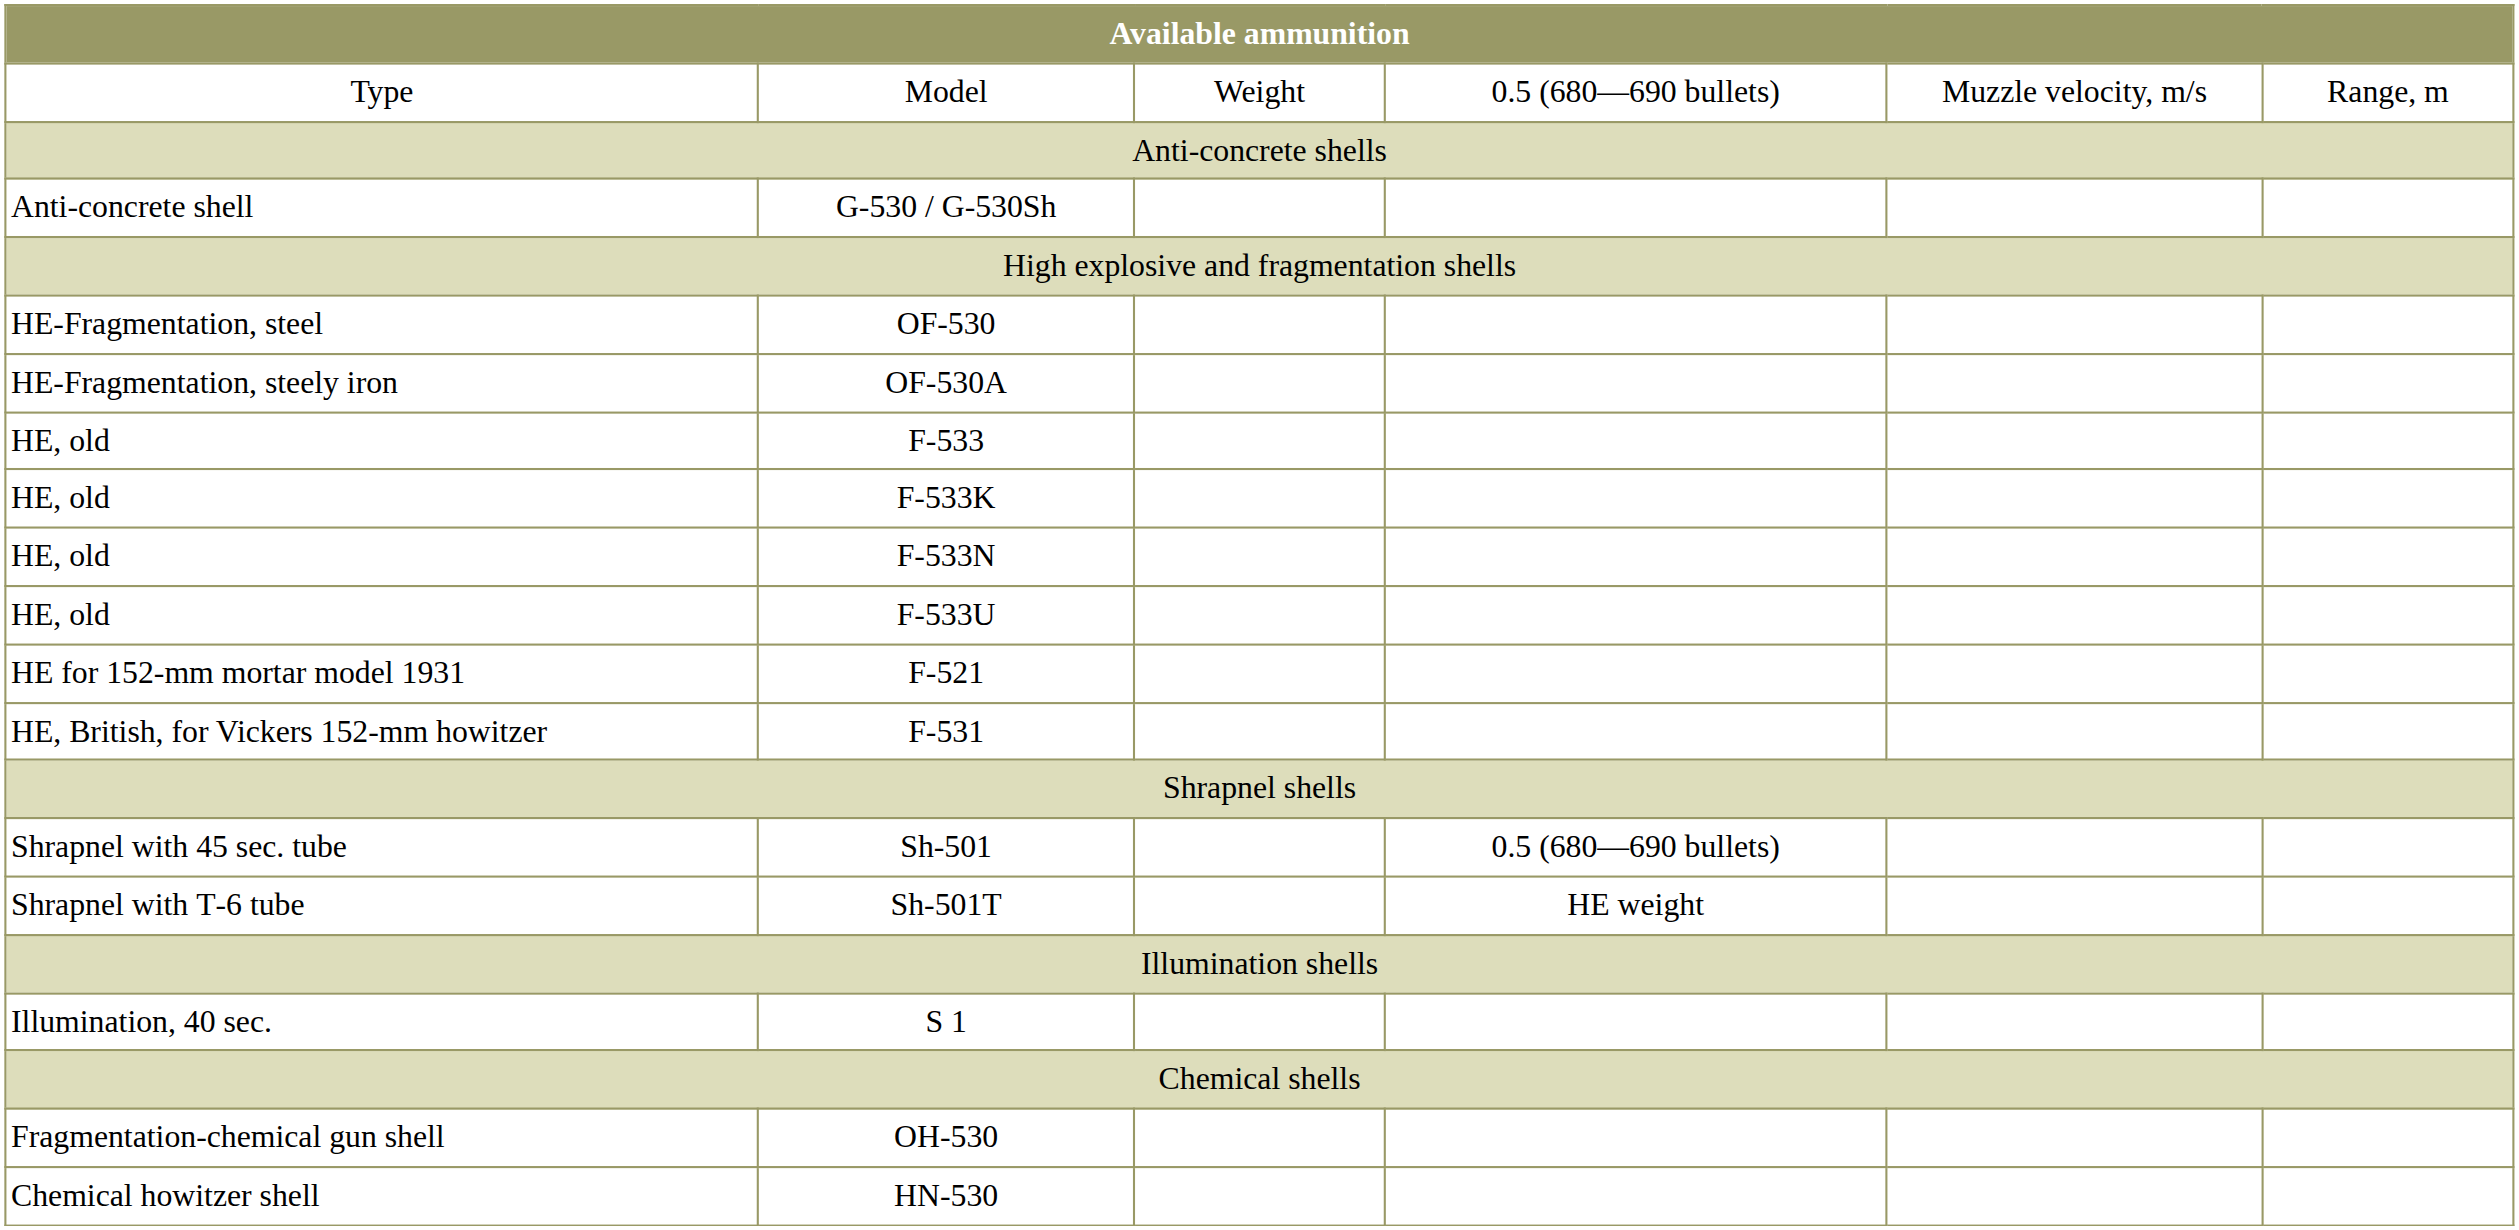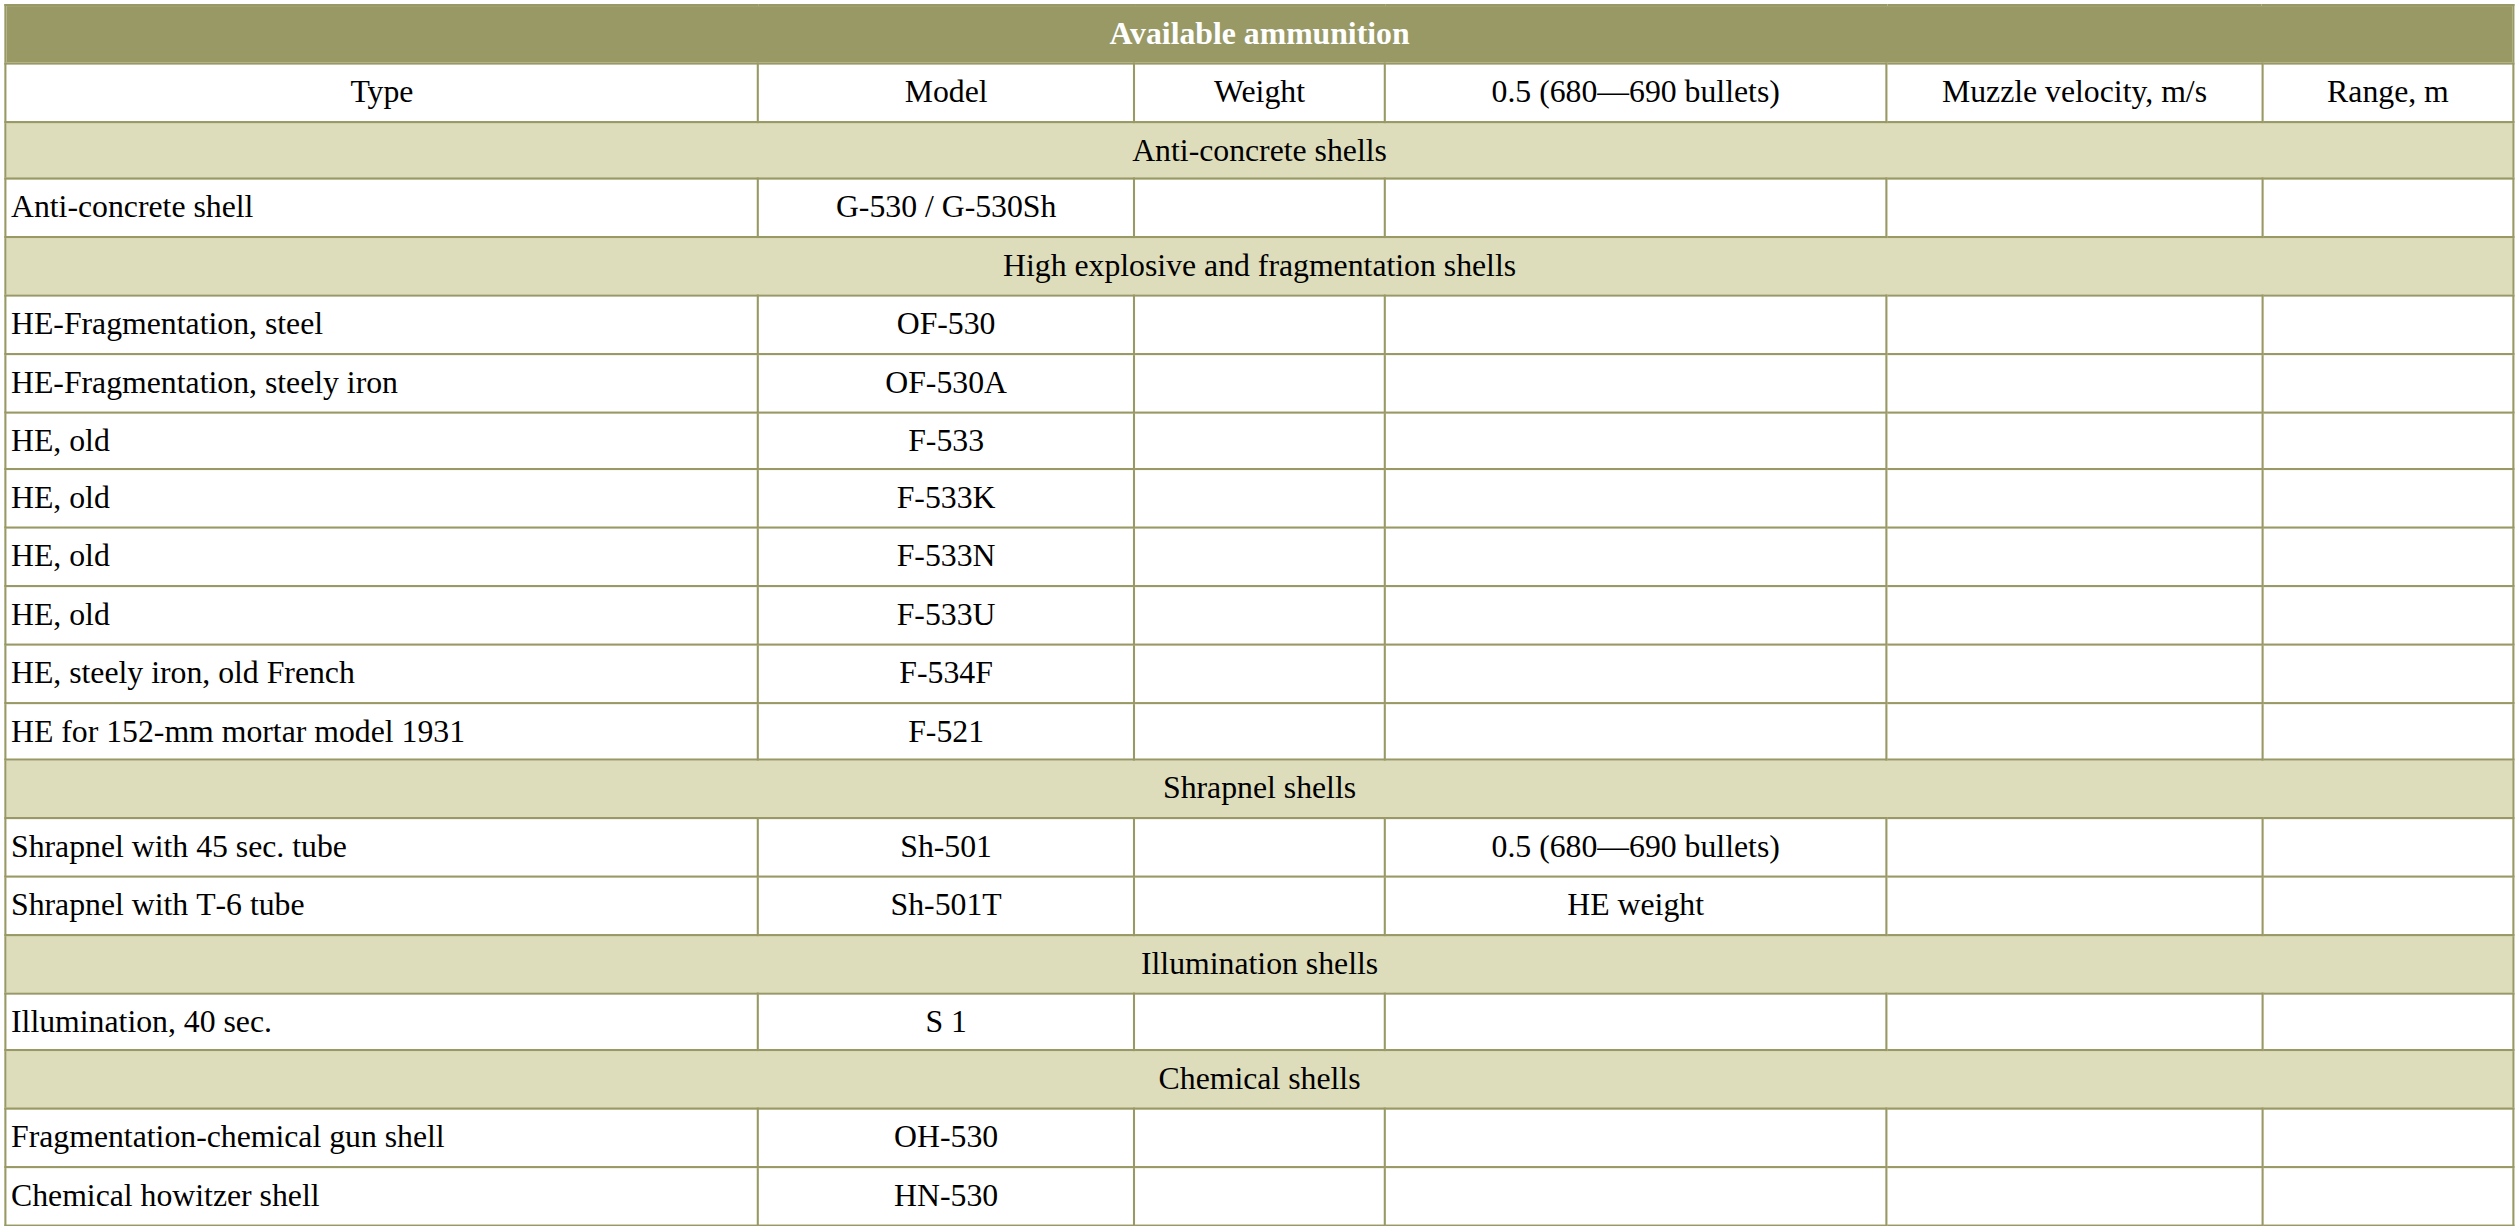+ row: (946, 671)
- row: (946, 729)
